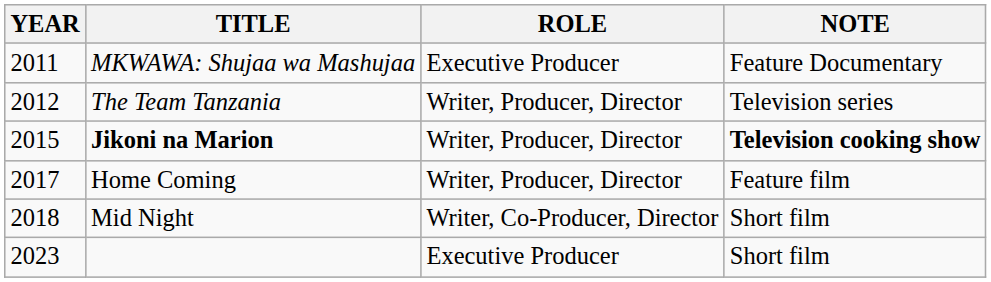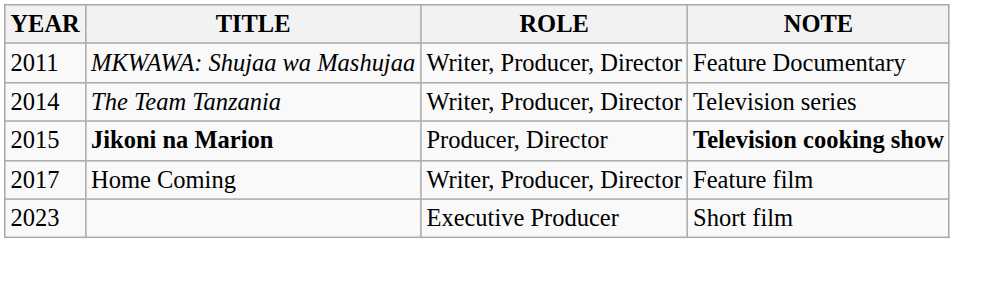(523, 62) Executive Producer -> (554, 62) Writer, Producer, Director
(35, 101) 2012 -> (35, 101) 2014
(554, 140) Writer, Producer, Director -> (517, 140) Producer, Director
- row: (142, 218)
